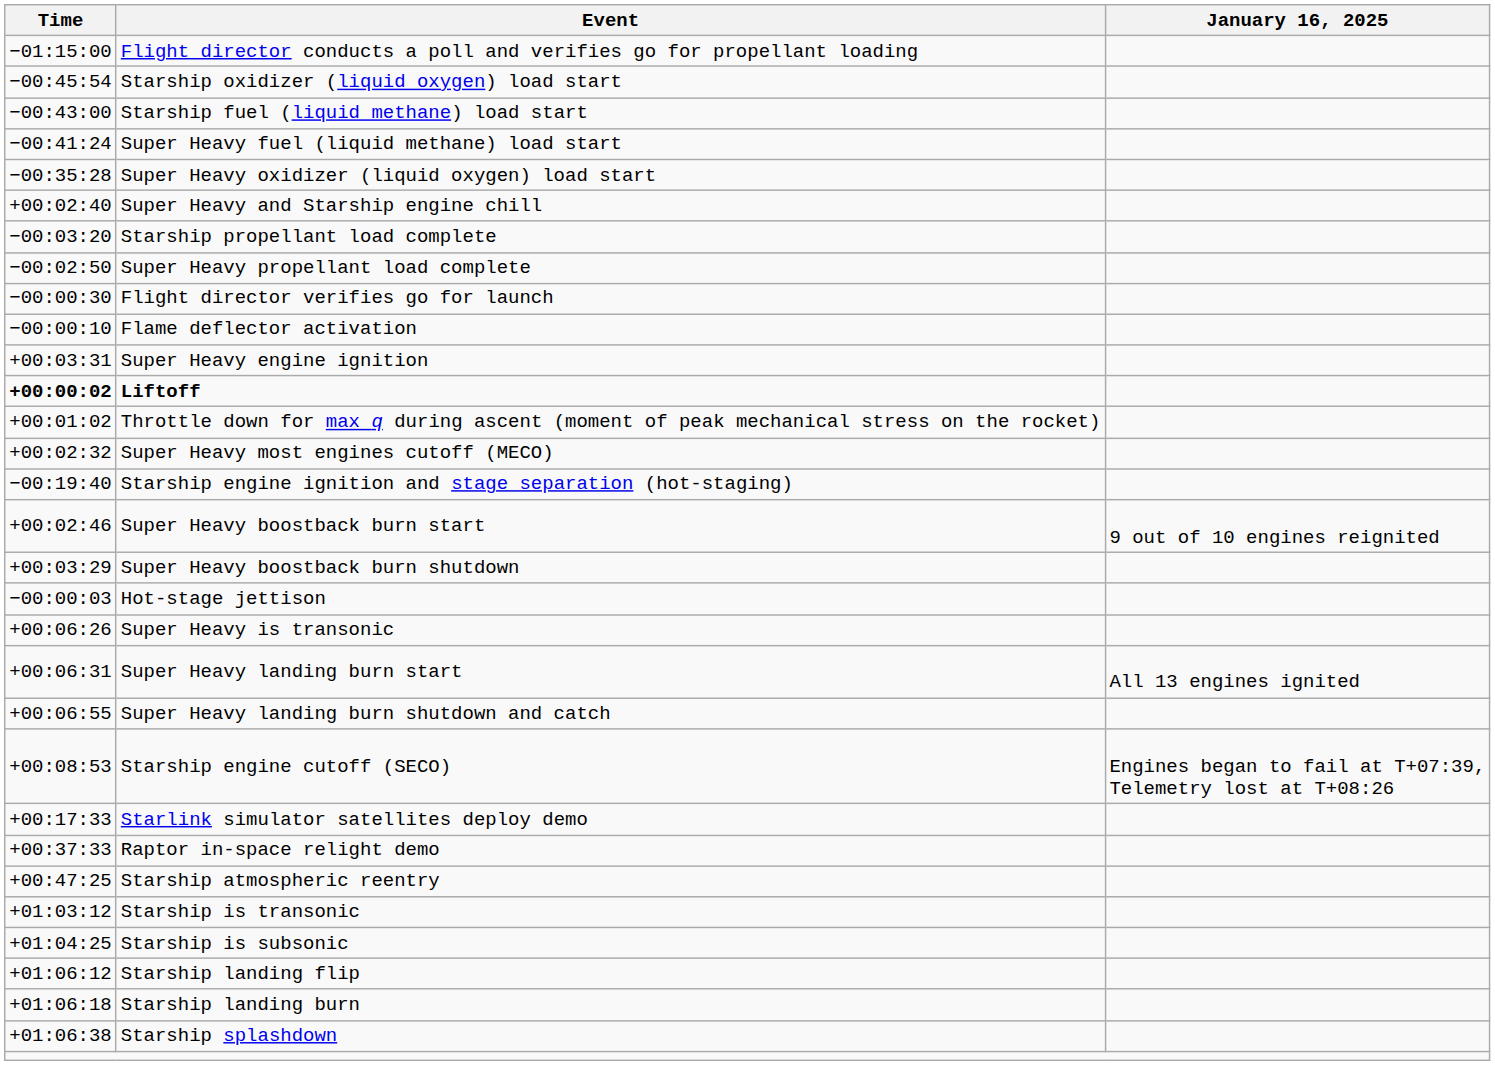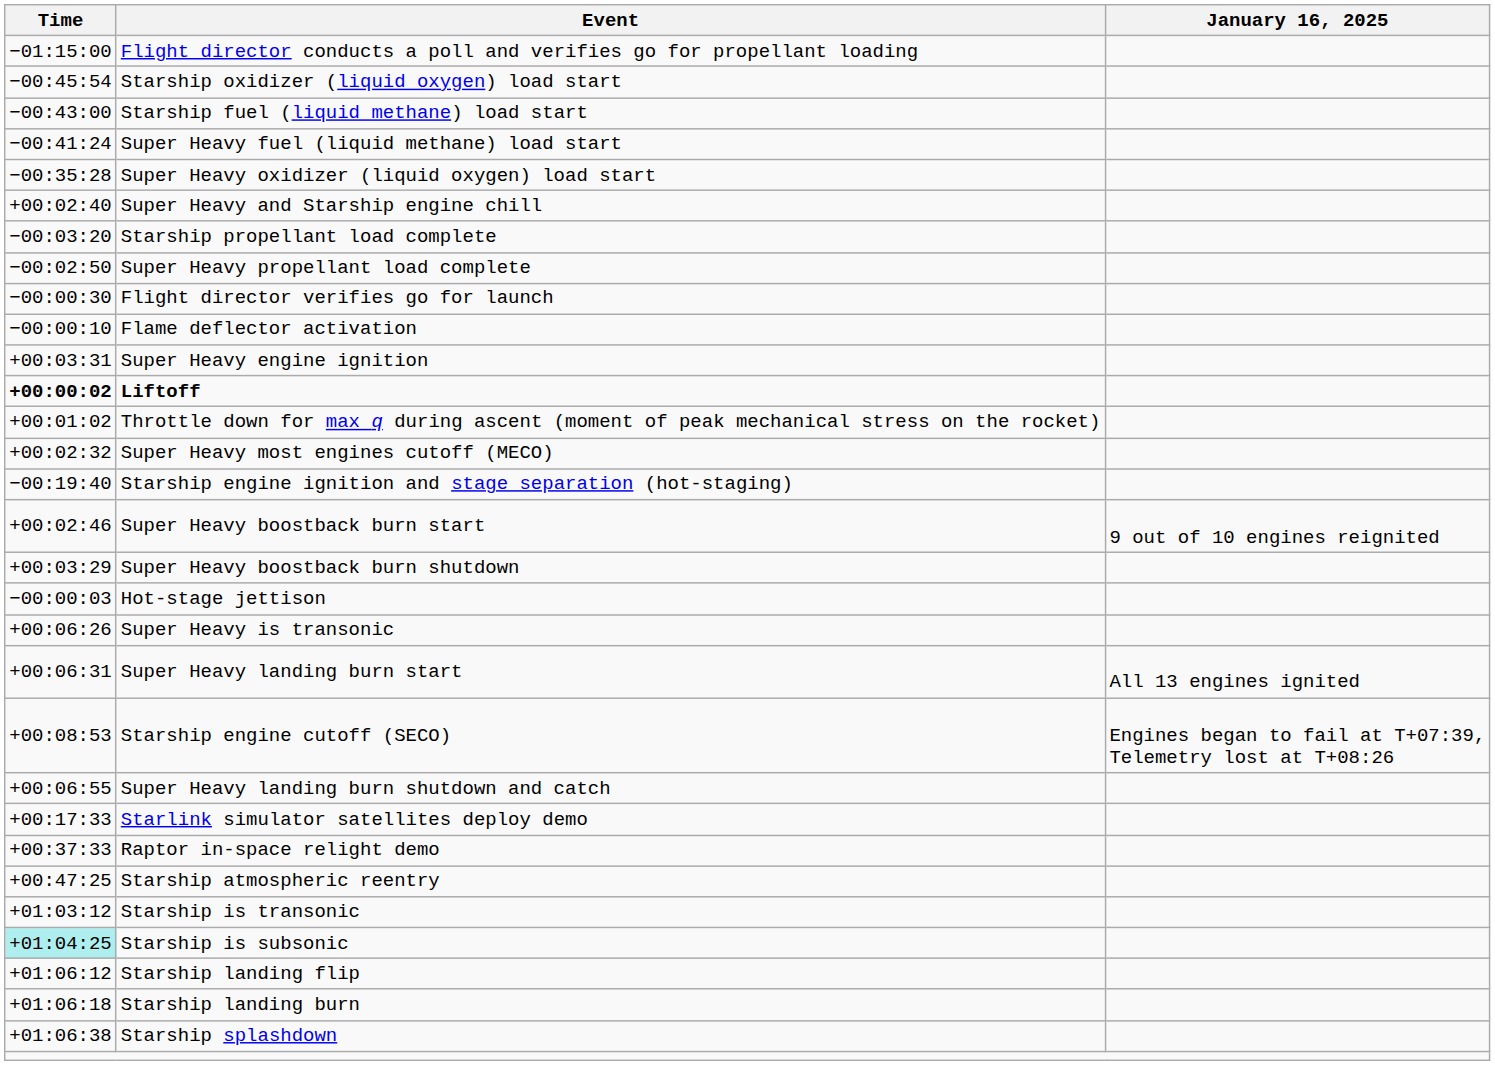rows swapped: (366, 714) <-> (286, 766)
(61, 943) no background -> (61, 943) paleturquoise background
